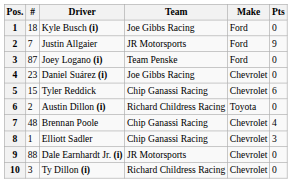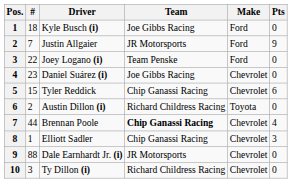(33, 59) 87 -> (33, 59) 22
(33, 123) 48 -> (33, 123) 44
(167, 123) normal -> (170, 123) bold
